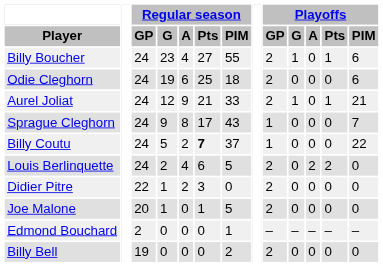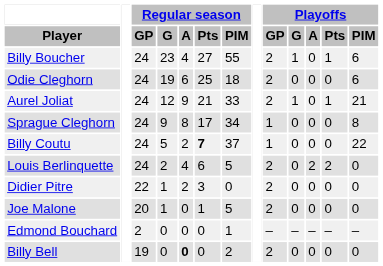(232, 122) 43 -> (232, 122) 34
(356, 122) 7 -> (356, 122) 8
(185, 252) normal -> (185, 252) bold
